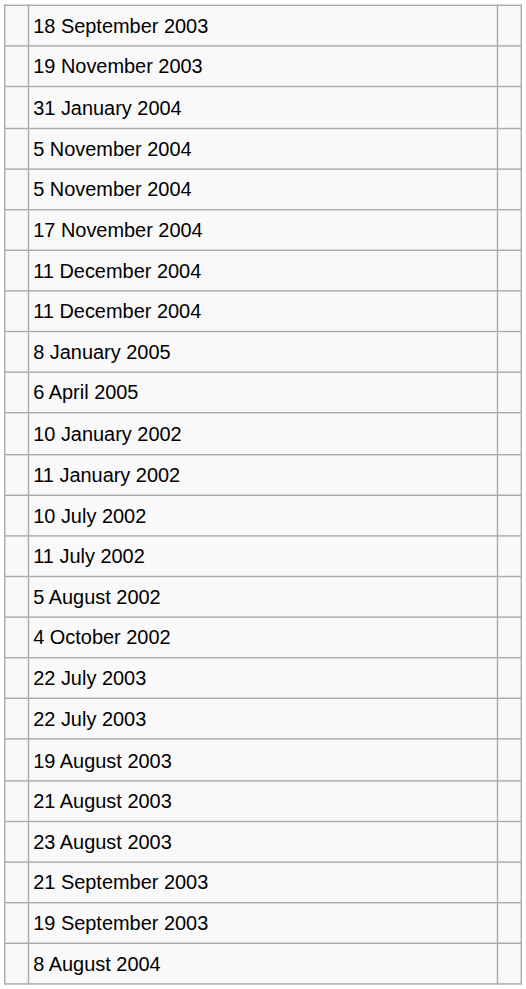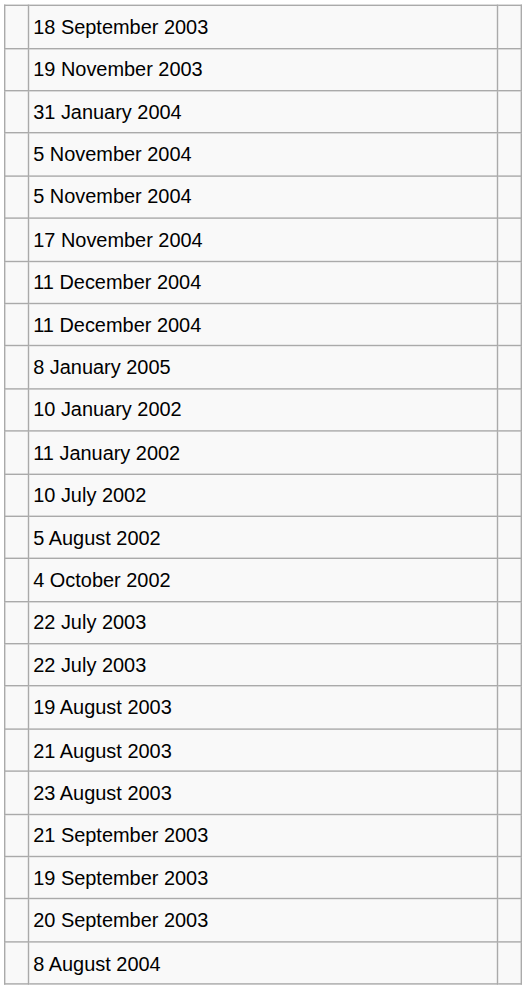- row: (17, 393)
- row: (17, 556)
+ row: (17, 920)
